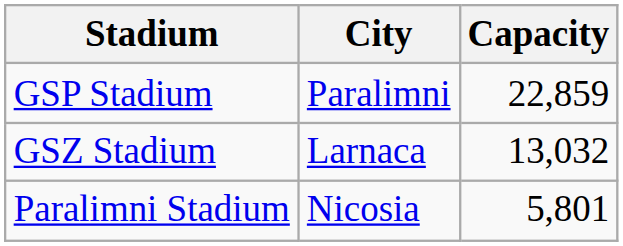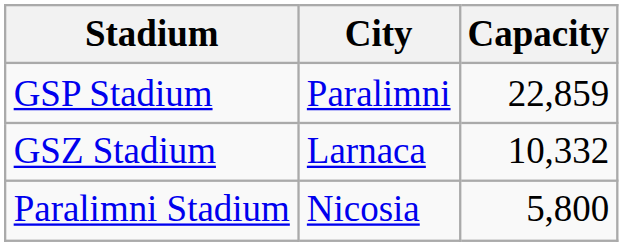(558, 151) 13,032 -> (558, 151) 10,332
(568, 209) 5,801 -> (568, 209) 5,800
